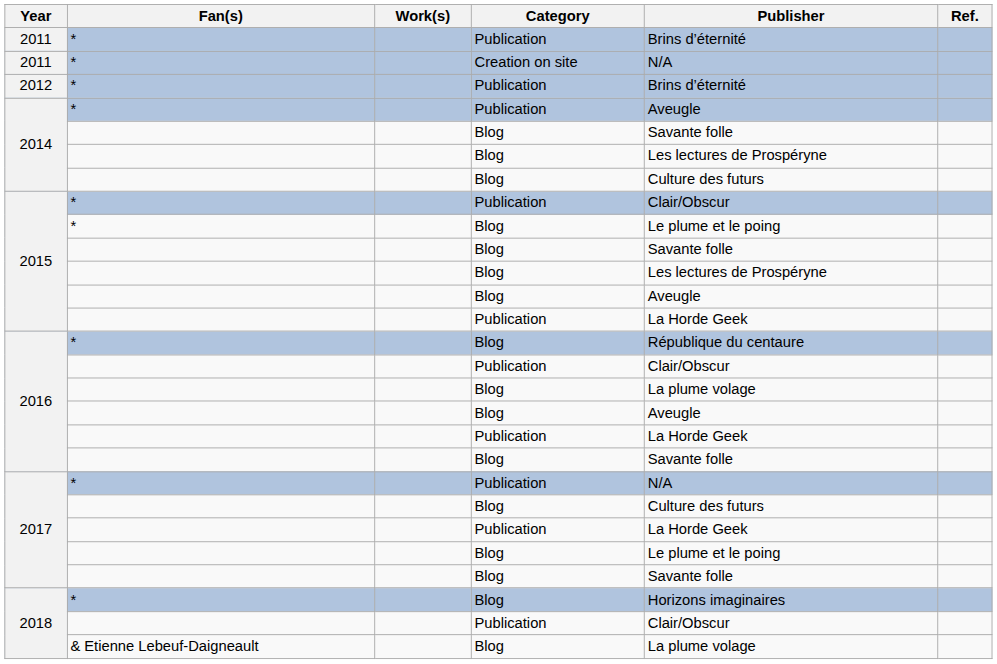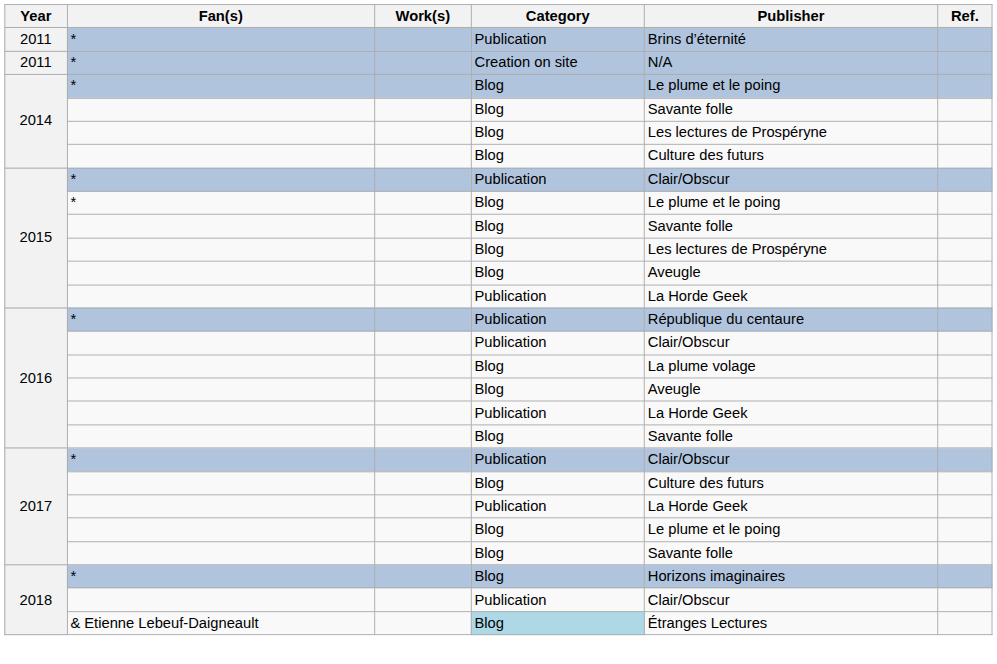- row: (36, 86)
(511, 109) Publication -> (489, 86) Blog
(674, 109) Aveugle -> (714, 86) Le plume et le poing
(489, 343) Blog -> (511, 319) Publication
(660, 483) N/A -> (689, 459) Clair/Obscur
(489, 646) no background -> (489, 623) lightblue background
(702, 646) La plume volage -> (707, 623) Étranges Lectures
